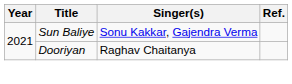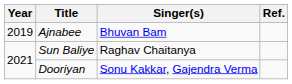+ row: (60, 32)
(179, 32) Sonu Kakkar, Gajendra Verma -> (148, 50) Raghav Chaitanya
(148, 50) Raghav Chaitanya -> (179, 69) Sonu Kakkar, Gajendra Verma
